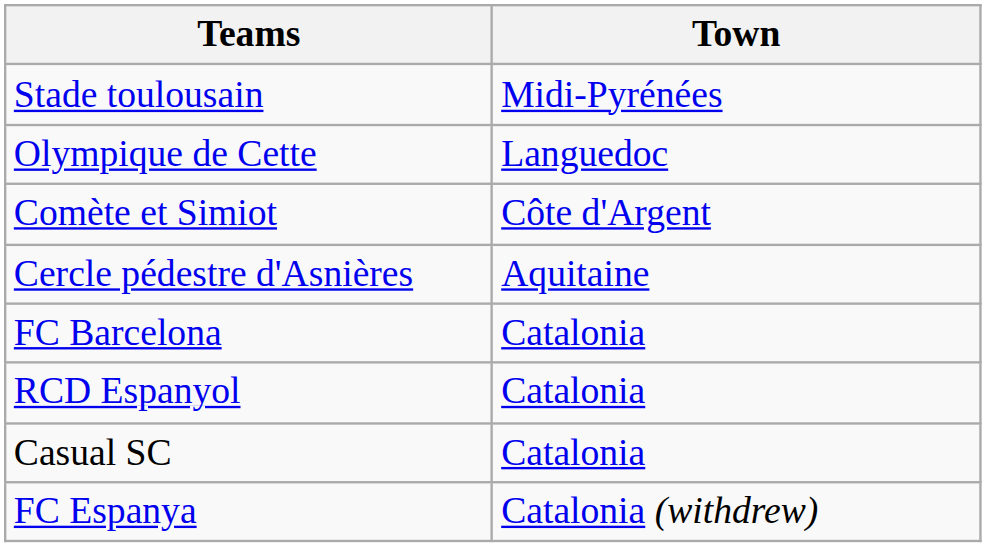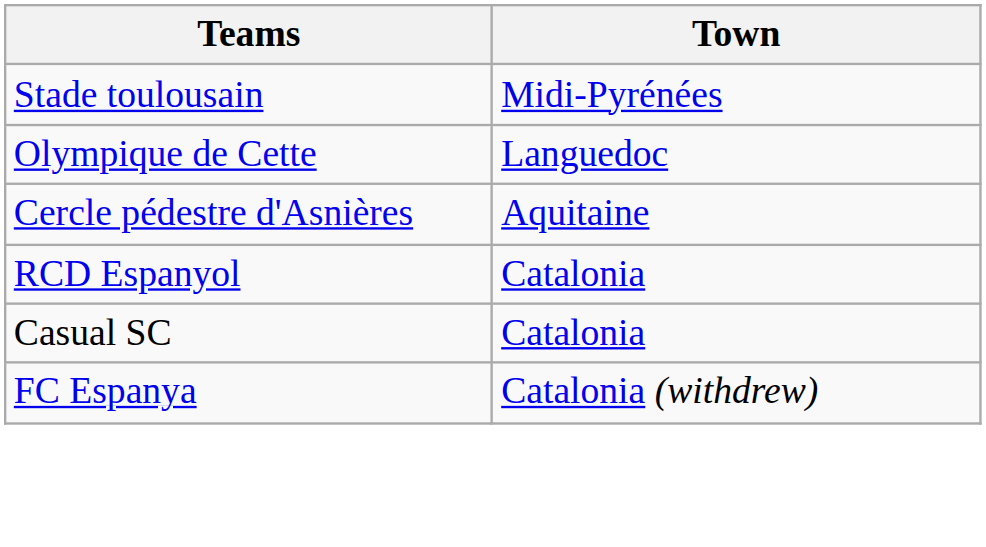- row: (145, 213)
- row: (118, 332)
